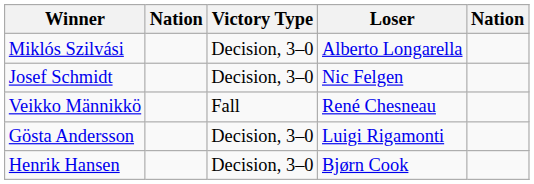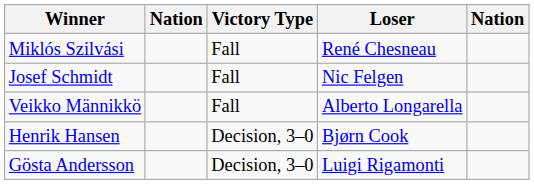(262, 48) Decision, 3–0 -> (226, 48) Fall
(392, 48) Alberto Longarella -> (379, 48) René Chesneau
(262, 77) Decision, 3–0 -> (226, 77) Fall
(379, 106) René Chesneau -> (392, 106) Alberto Longarella
rows swapped: (64, 164) <-> (71, 135)
